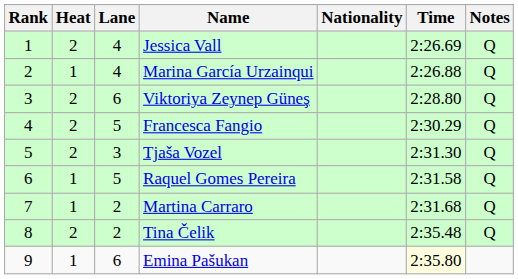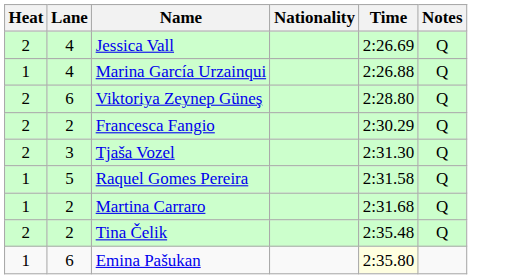- column: (28, 17)
(117, 125) 5 -> (69, 125) 2
